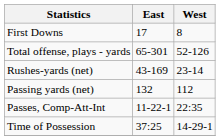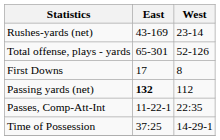rows swapped: (35, 32) <-> (50, 70)
(144, 89) normal -> (144, 89) bold
